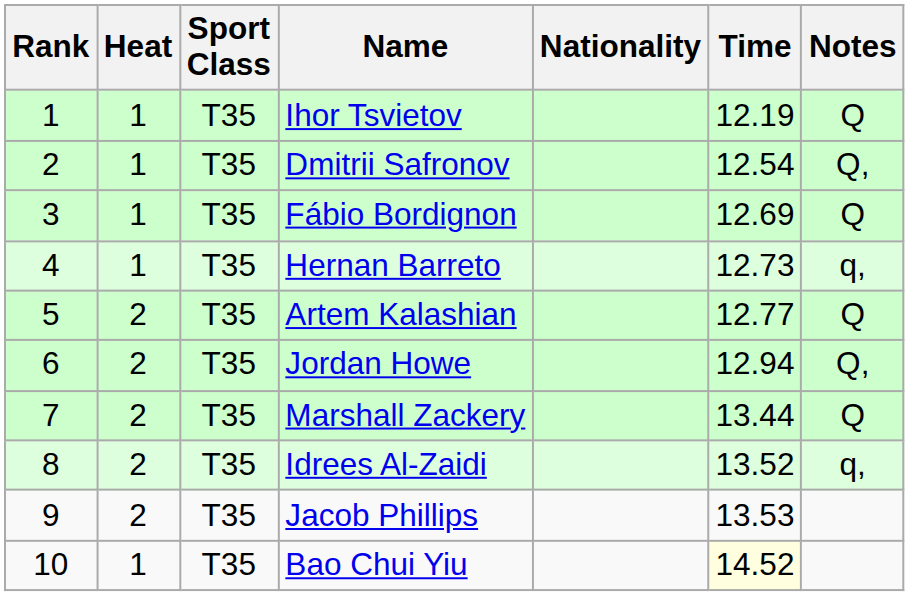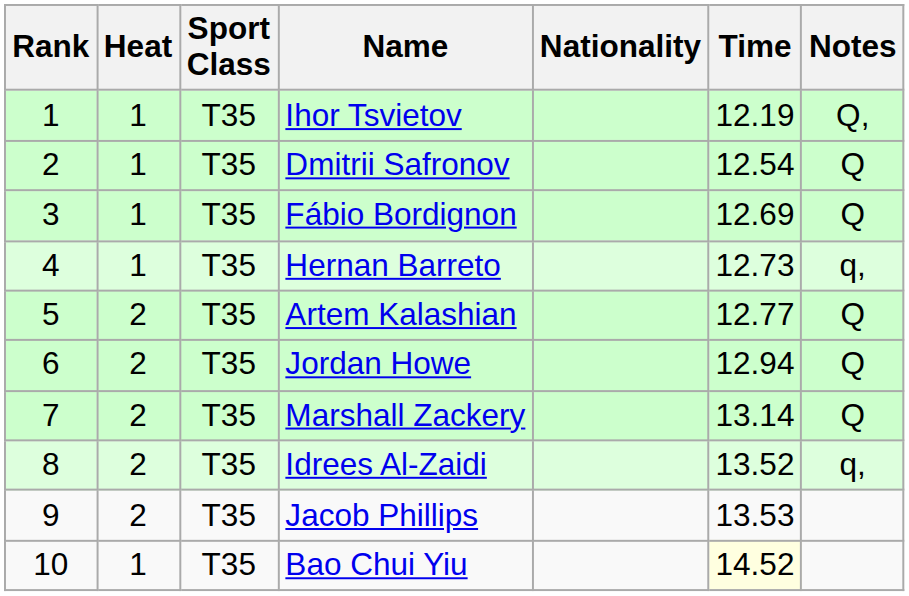(853, 114) Q -> (853, 114) Q,
(853, 164) Q, -> (853, 164) Q
(853, 364) Q, -> (853, 364) Q
(755, 414) 13.44 -> (755, 414) 13.14
